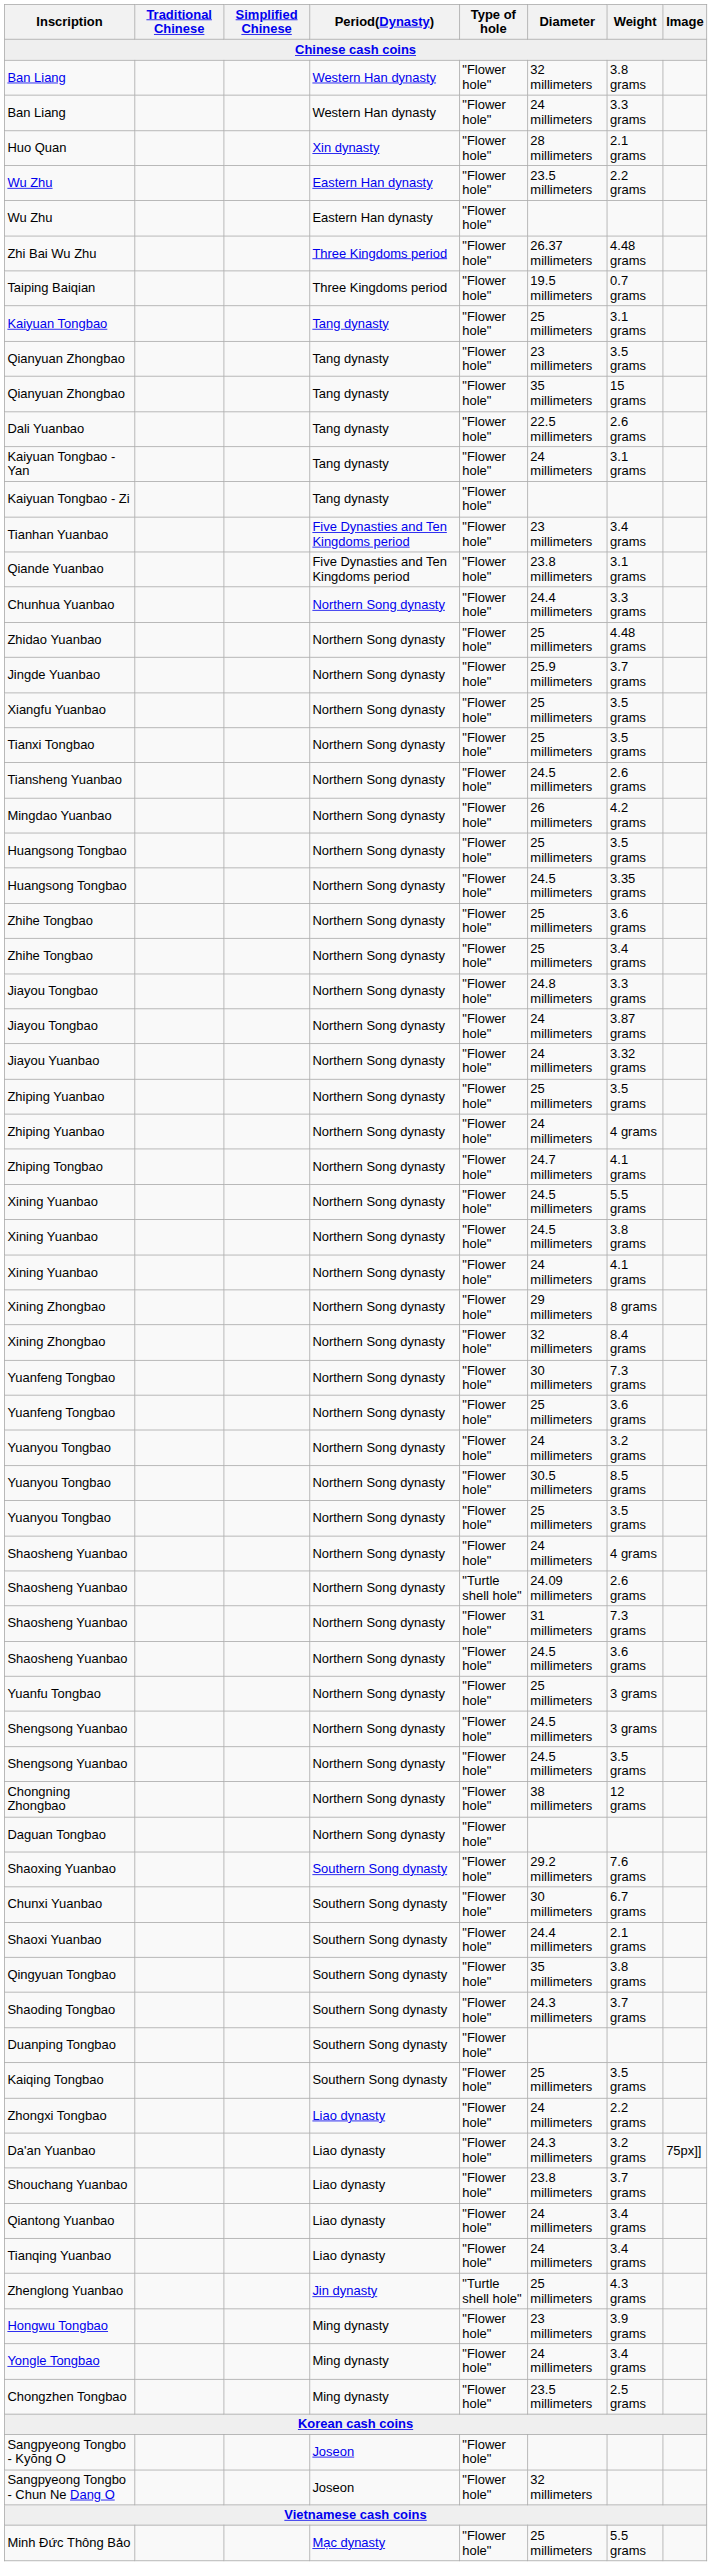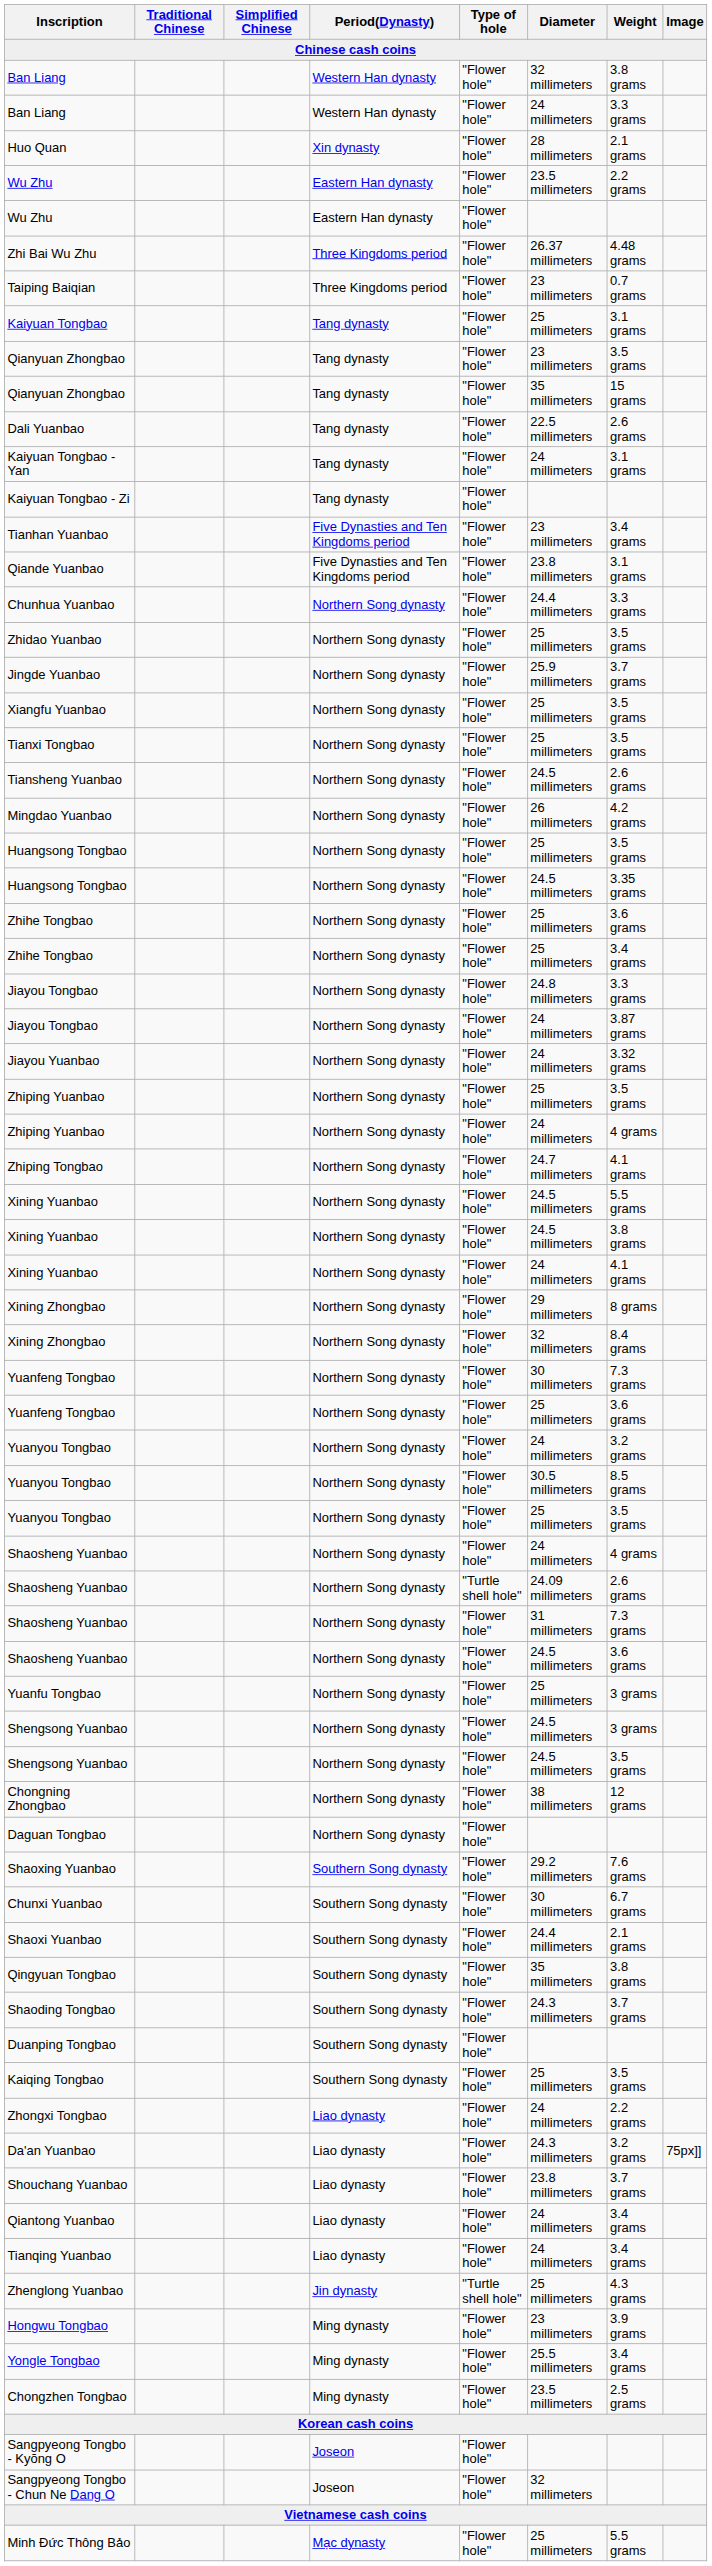(561, 288) 19.5 millimeters -> (561, 288) 23 millimeters
(628, 639) 4.48 grams -> (628, 639) 3.5 grams
(561, 2361) 24 millimeters -> (561, 2361) 25.5 millimeters
